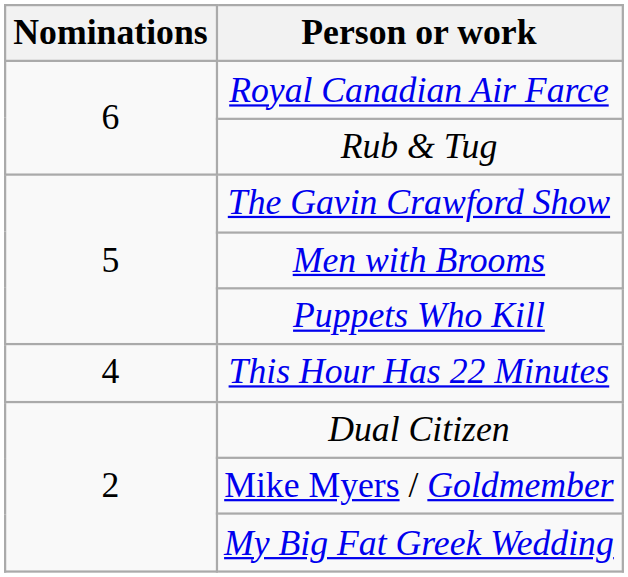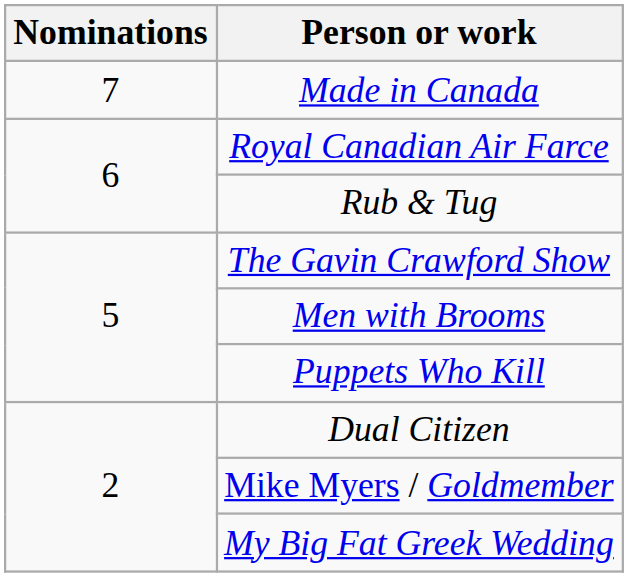+ row: (419, 89)
- row: (419, 372)
